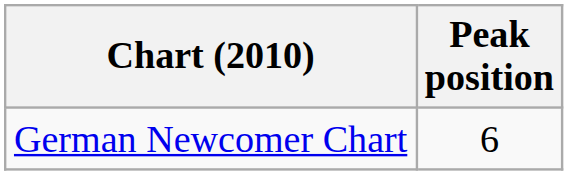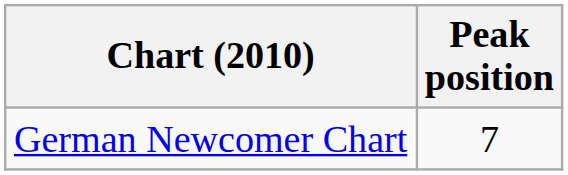(489, 137) 6 -> (489, 137) 7
